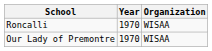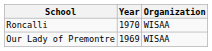(129, 39) 1970 -> (129, 39) 1969
